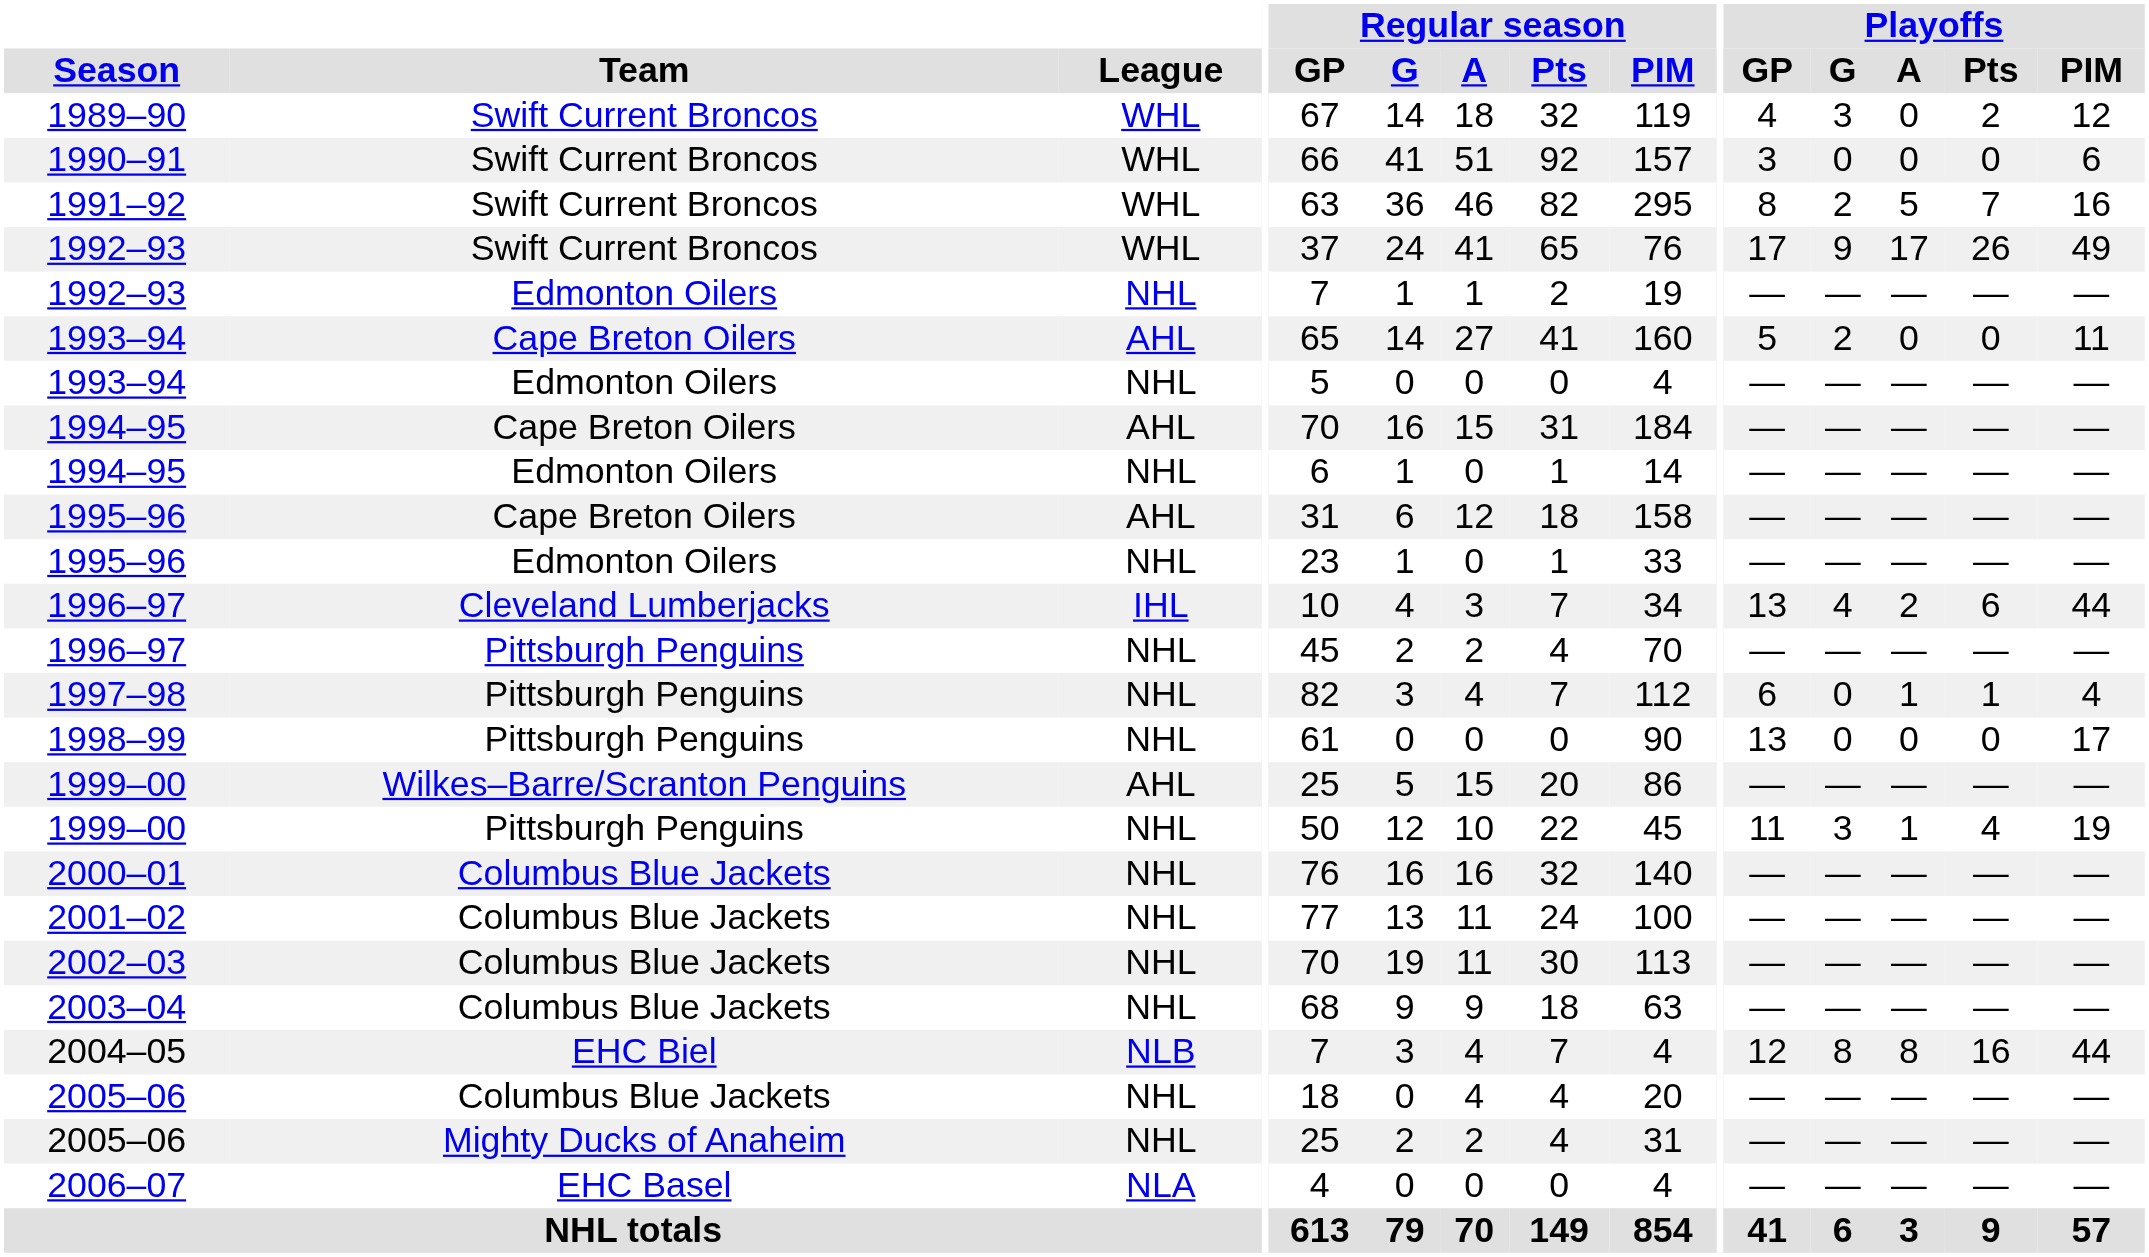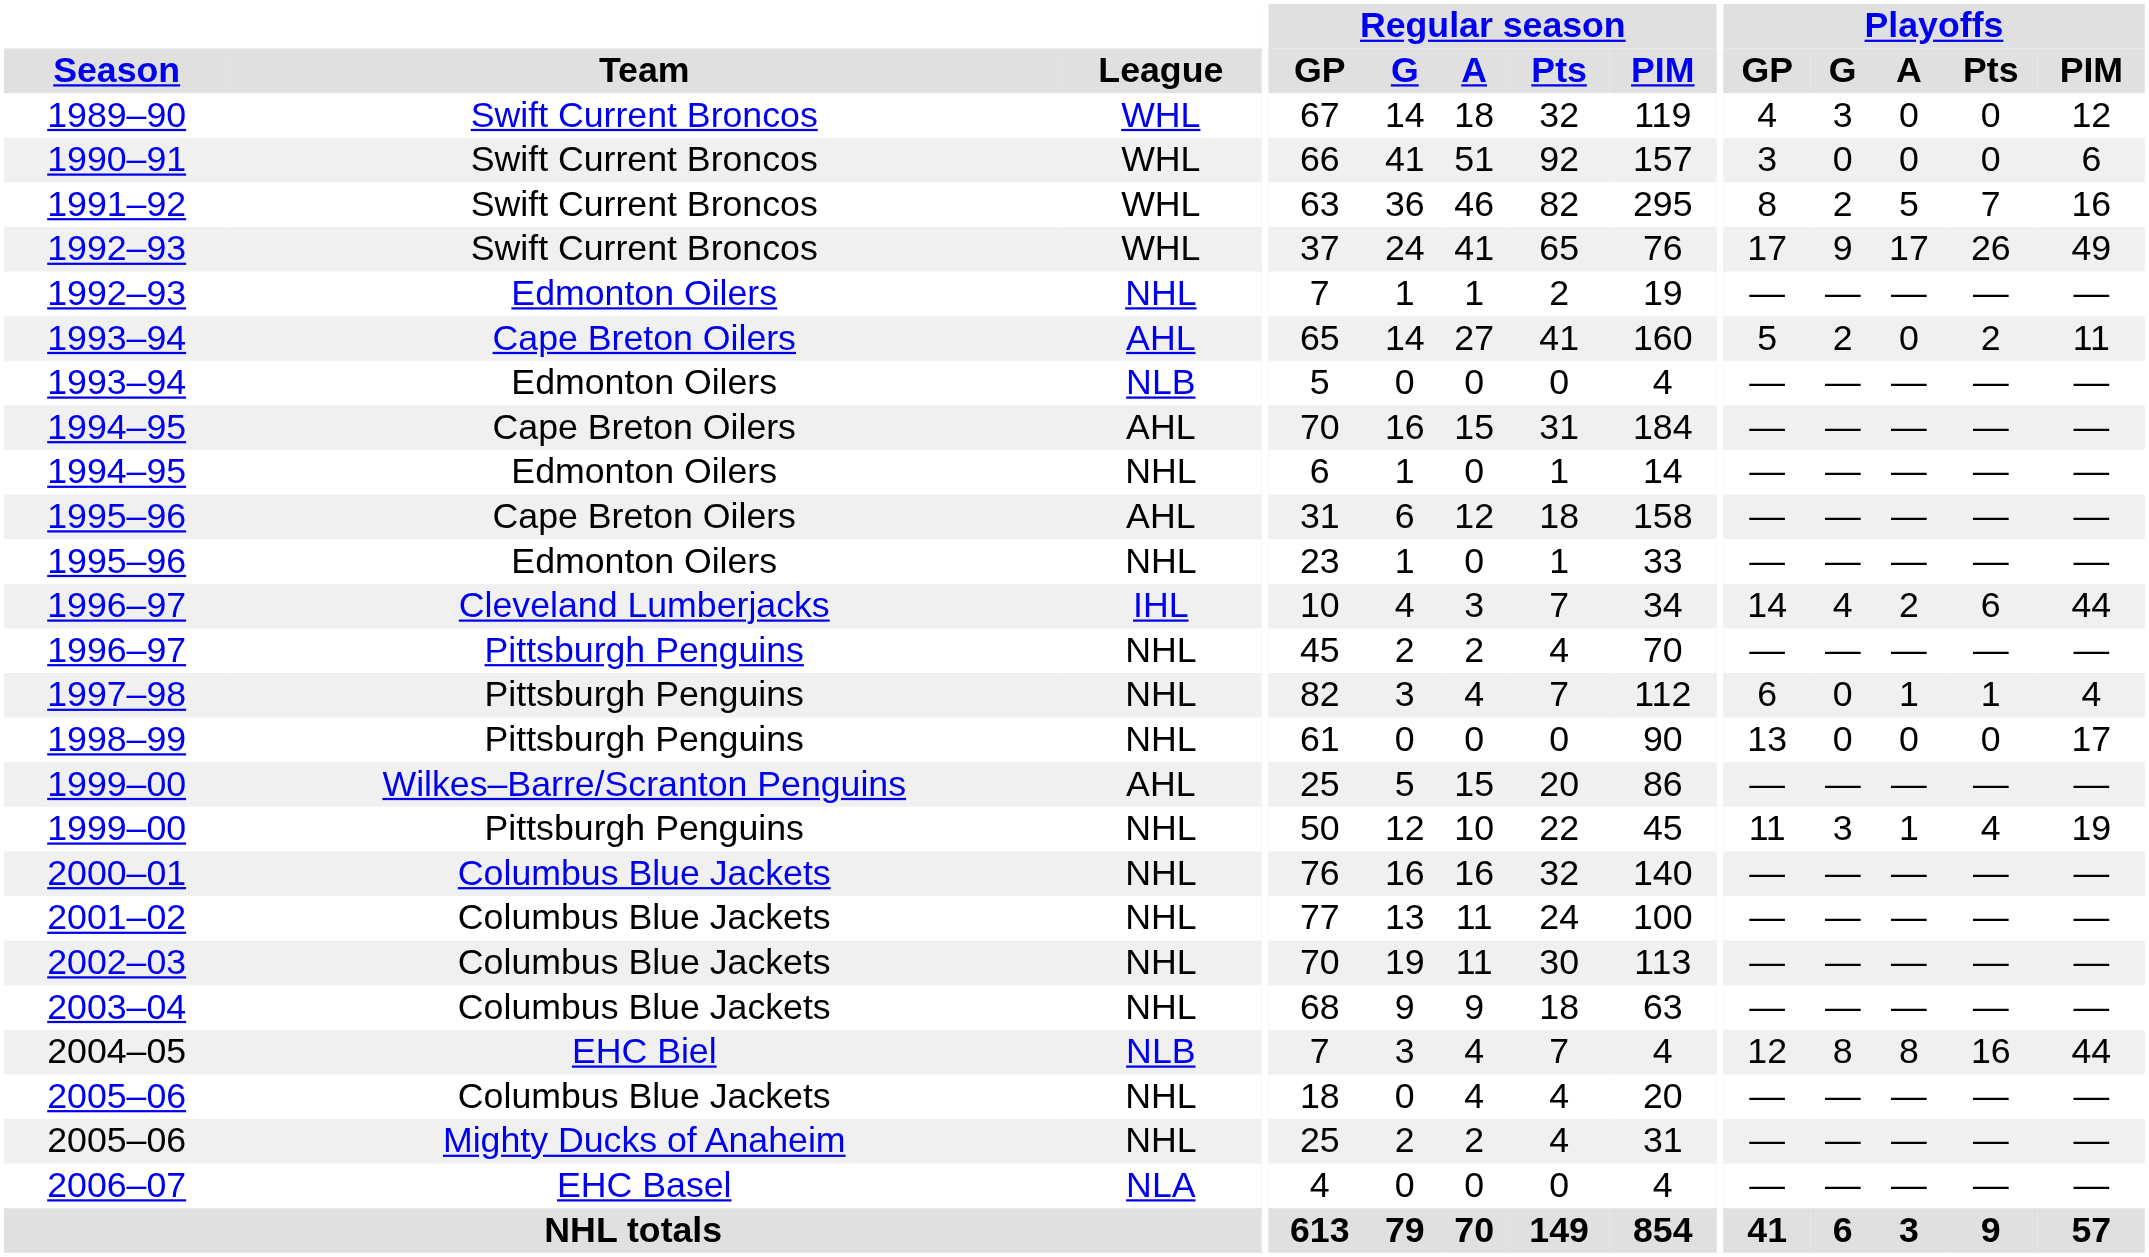(1991, 114) 2 -> (1991, 114) 0
(1991, 337) 0 -> (1991, 337) 2
(1161, 382) NHL -> (1161, 382) NLB
(1767, 605) 13 -> (1767, 605) 14
